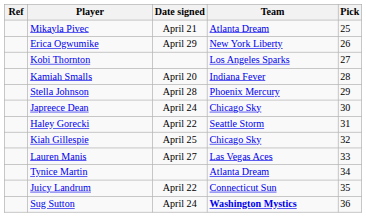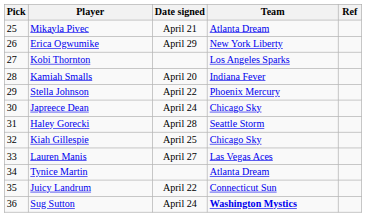columns swapped: (350, 12) <-> (16, 12)
(180, 92) April 28 -> (180, 92) April 22
(180, 124) April 22 -> (180, 124) April 28
